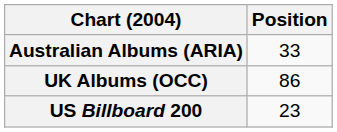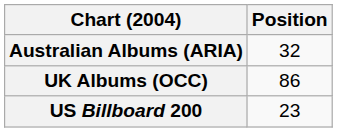(290, 50) 33 -> (290, 50) 32
